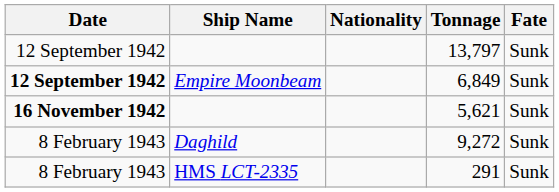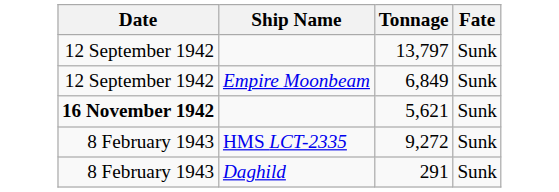- column: (376, 19)
(88, 80) bold -> (139, 80) normal
(206, 141) Daghild -> (285, 141) HMS LCT-2335
(236, 171) HMS LCT-2335 -> (254, 171) Daghild
